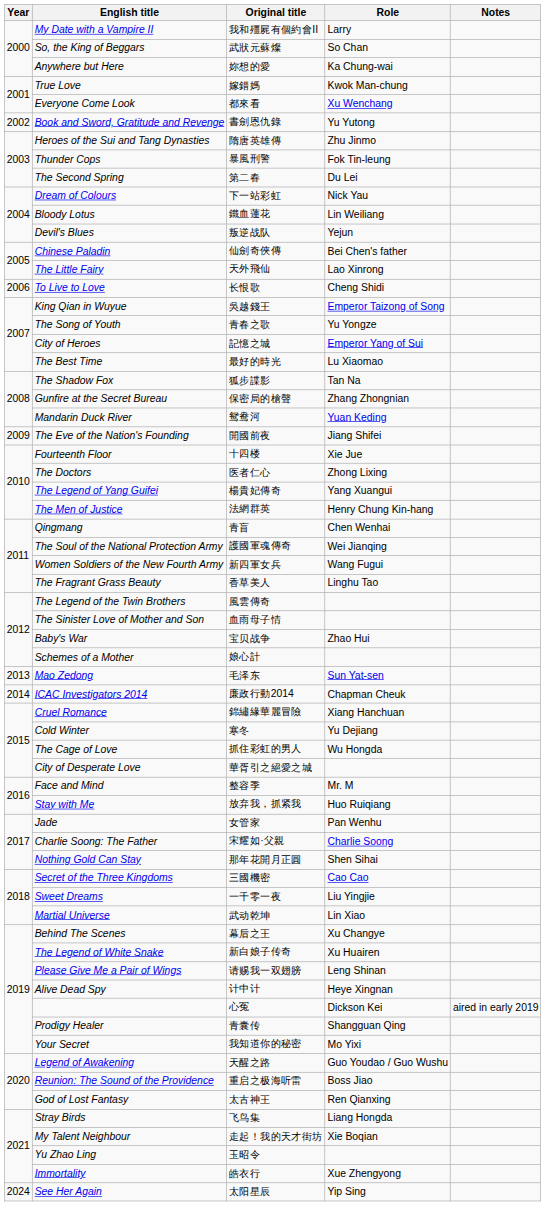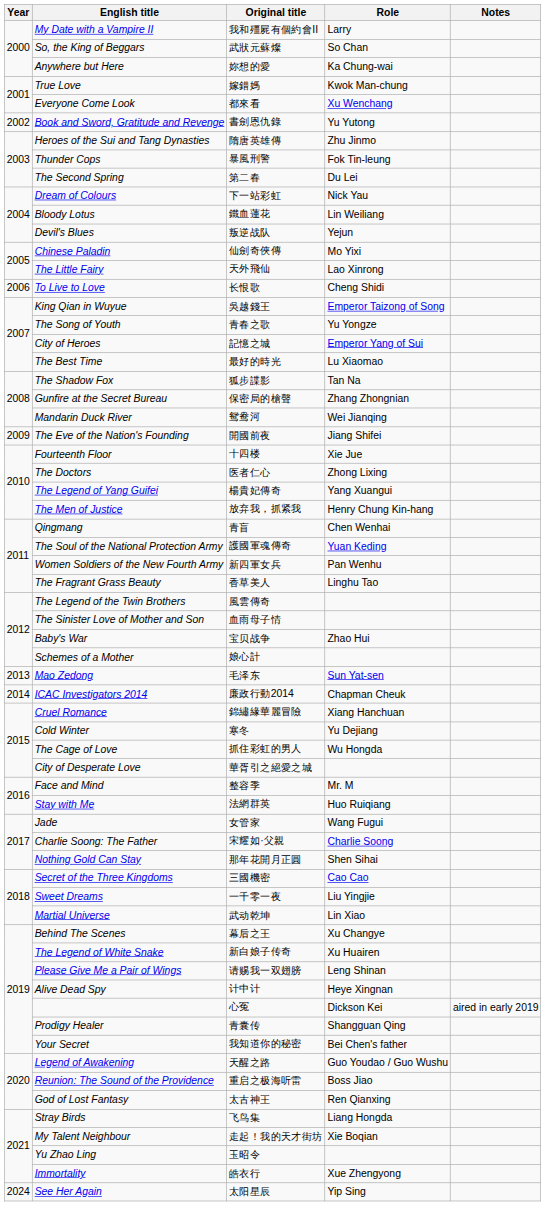(367, 251) Bei Chen's father -> (344, 251) Mo Yixi
(357, 417) Yuan Keding -> (357, 417) Wei Jianqing
(250, 509) 法網群英 -> (265, 509) 放弃我，抓紧我
(357, 546) Wei Jianqing -> (357, 546) Yuan Keding
(355, 565) Wang Fugui -> (355, 565) Pan Wenhu
(265, 804) 放弃我，抓紧我 -> (250, 804) 法網群英
(355, 823) Pan Wenhu -> (355, 823) Wang Fugui
(344, 1044) Mo Yixi -> (367, 1044) Bei Chen's father
